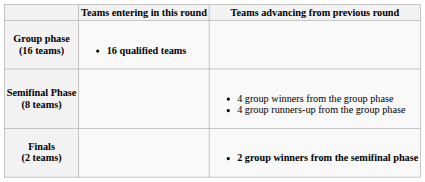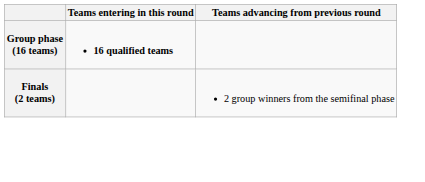- row: (42, 98)
(315, 158) bold -> (296, 99) normal
